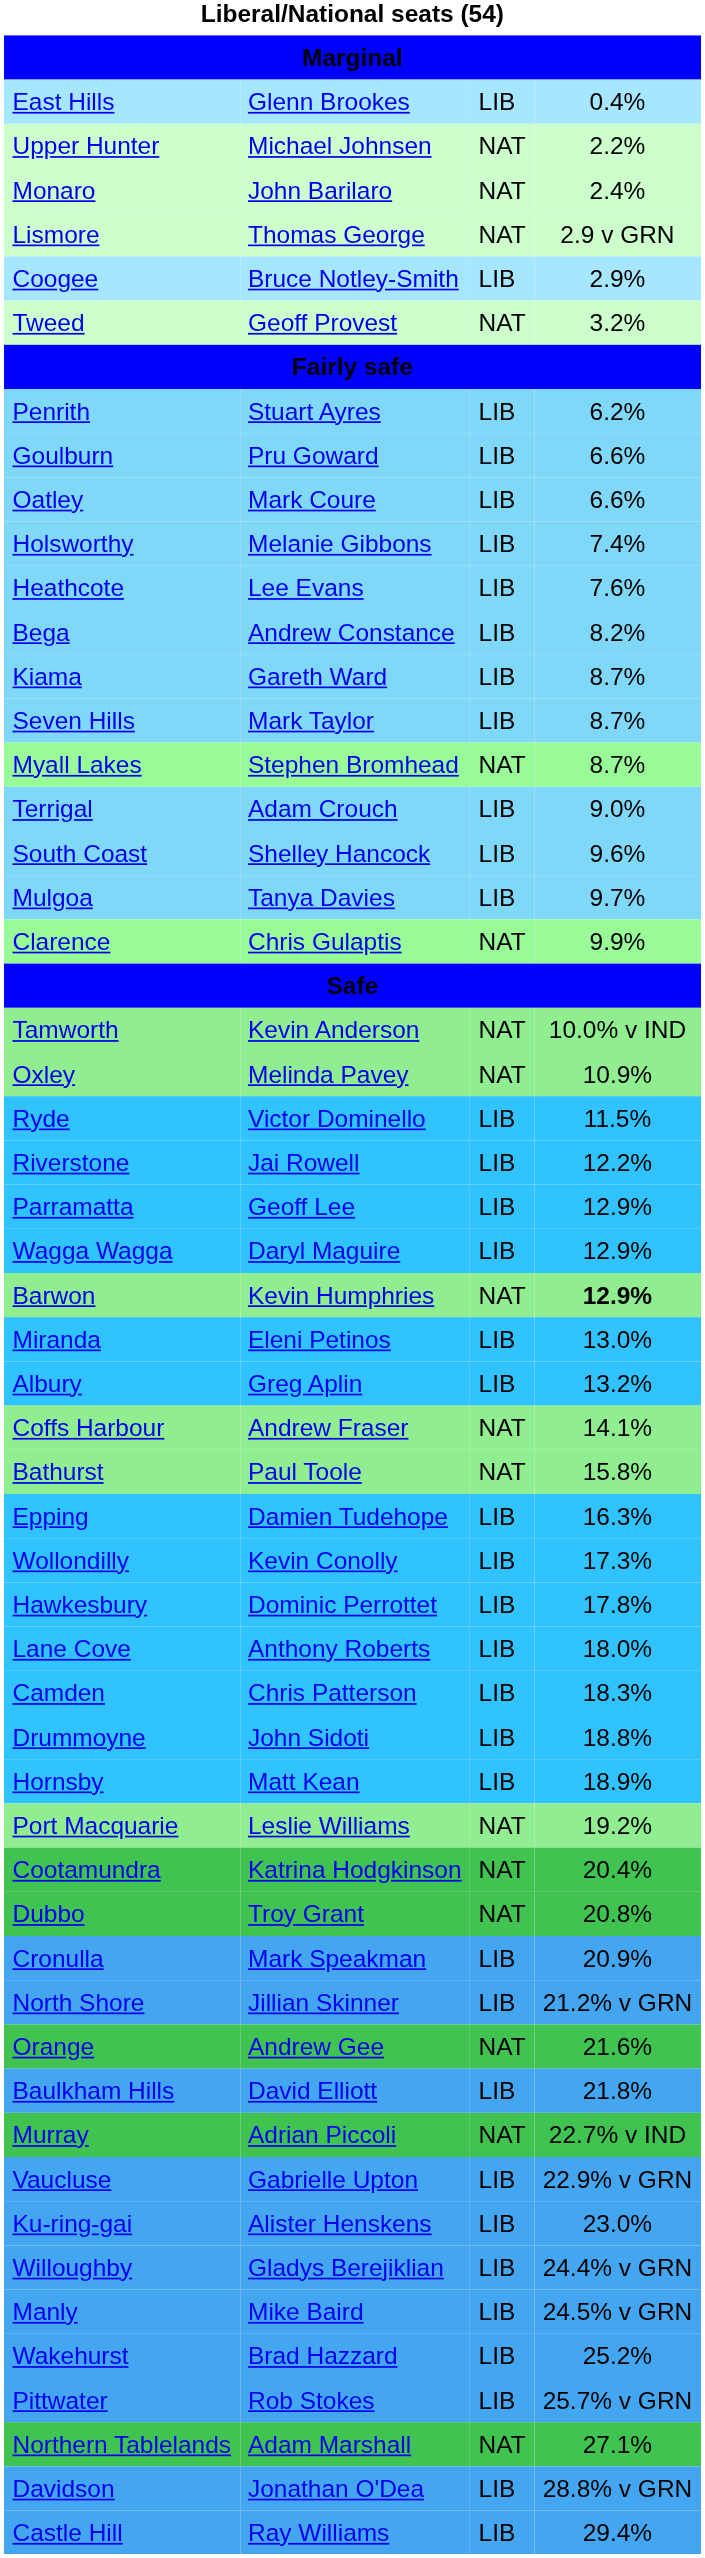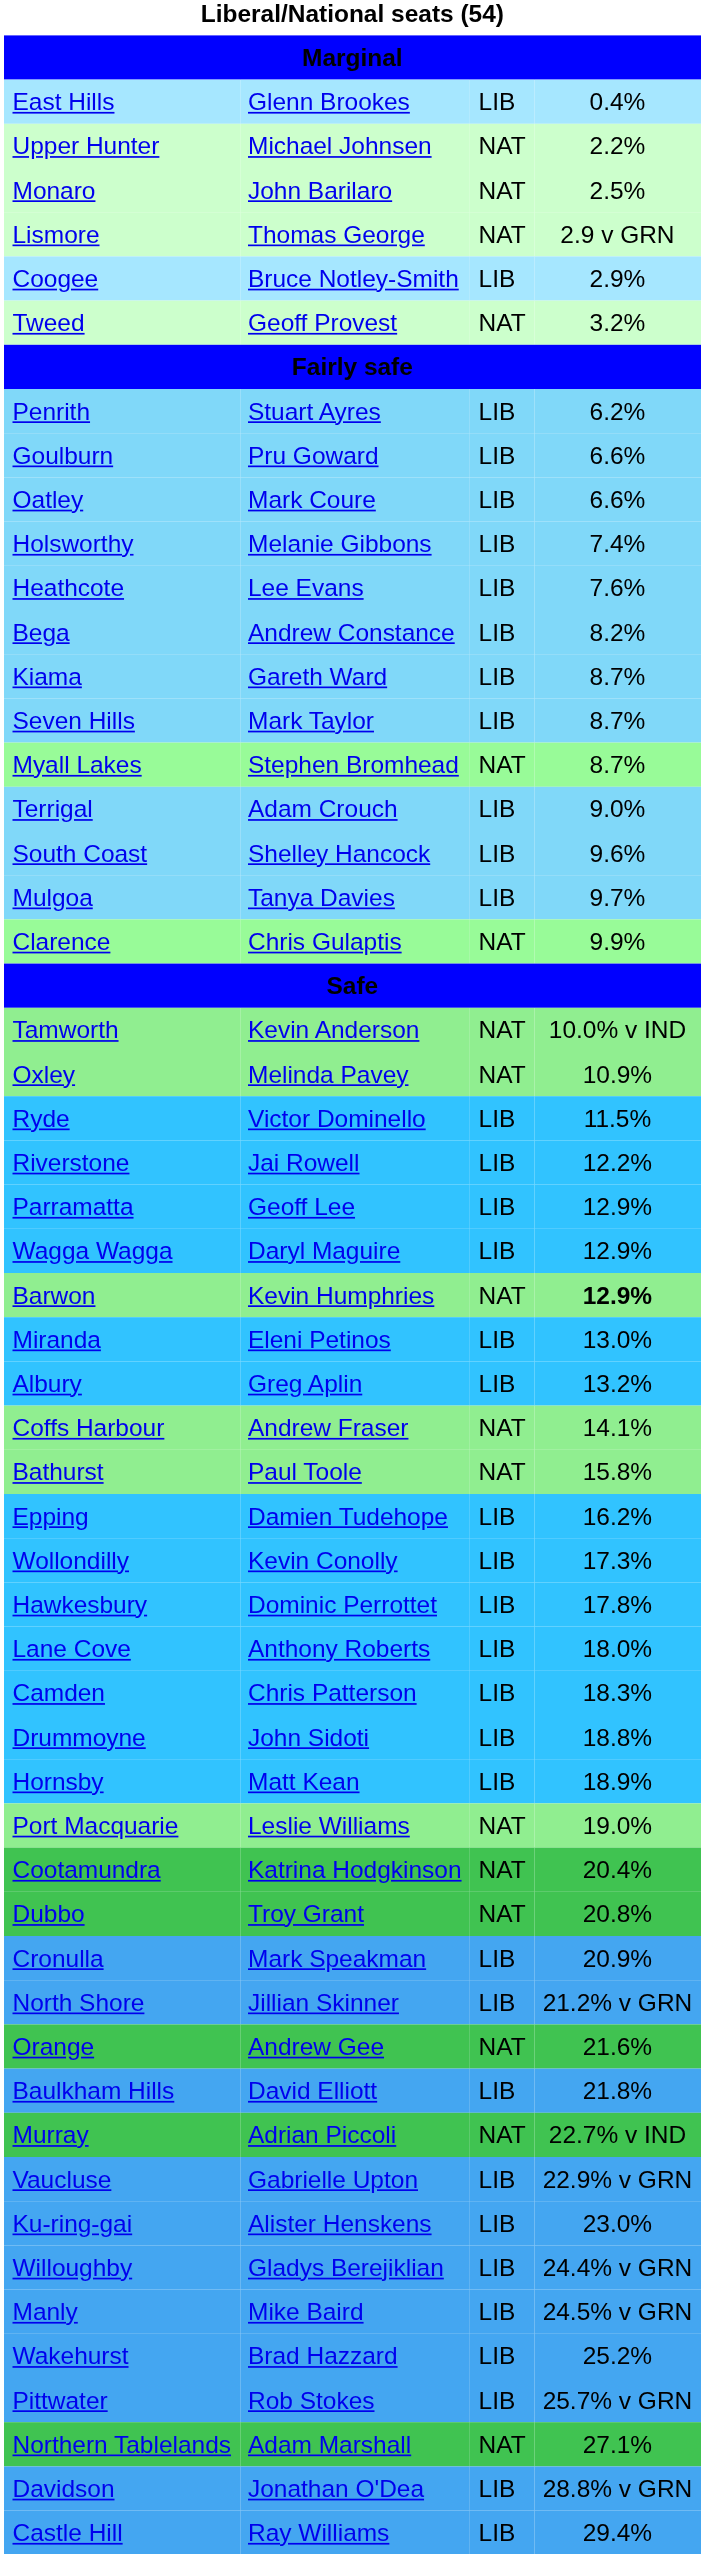(617, 190) 2.4% -> (617, 190) 2.5%
(617, 1516) 16.3% -> (617, 1516) 16.2%
(617, 1825) 19.2% -> (617, 1825) 19.0%
